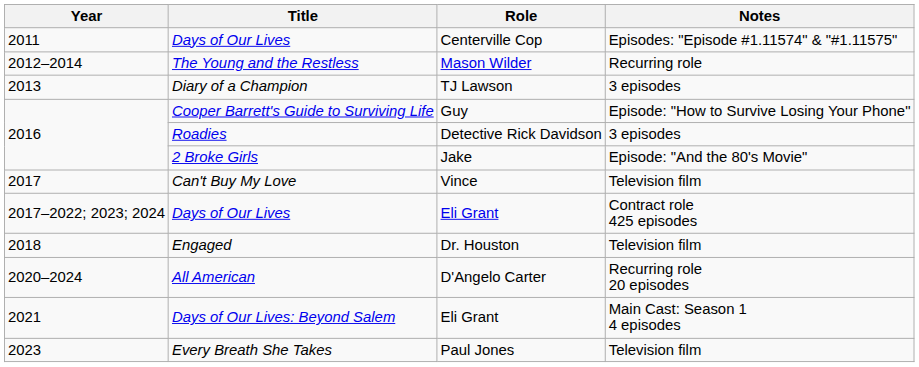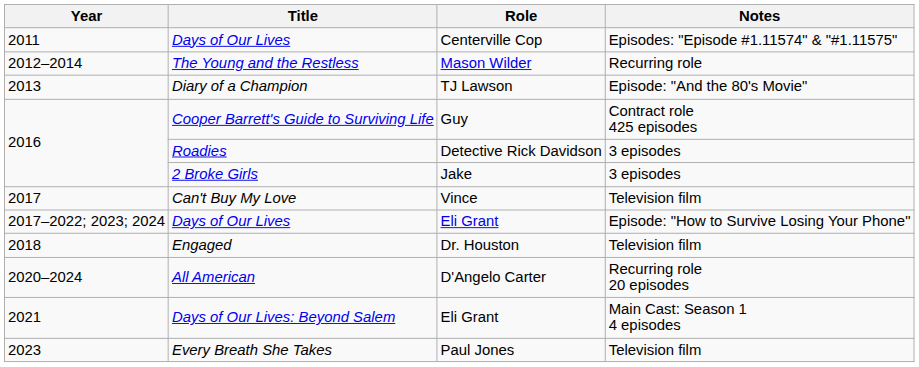(645, 87) 3 episodes -> (708, 87) Episode: "And the 80's Movie"
(760, 110) Episode: "How to Survive Losing Your Phone" -> (653, 119) Contract role 425 episodes
(708, 157) Episode: "And the 80's Movie" -> (645, 174) 3 episodes
(653, 213) Contract role 425 episodes -> (760, 221) Episode: "How to Survive Losing Your Phone"
